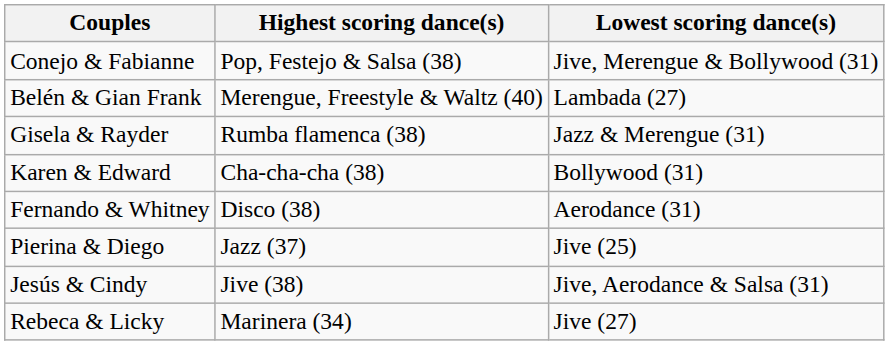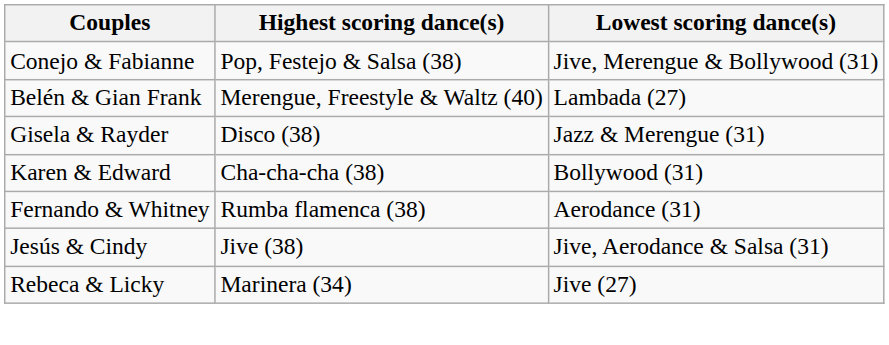(323, 135) Rumba flamenca (38) -> (270, 135) Disco (38)
(270, 209) Disco (38) -> (323, 209) Rumba flamenca (38)
- row: (87, 246)
